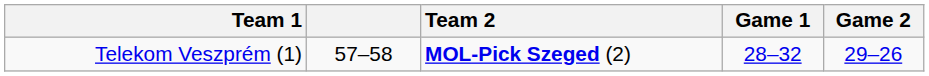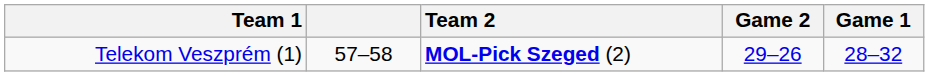columns swapped: (773, 20) <-> (873, 20)
